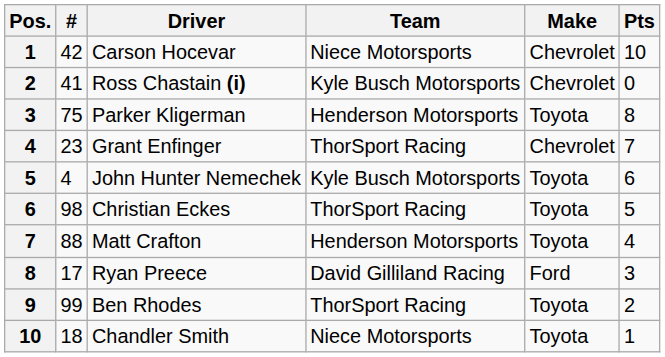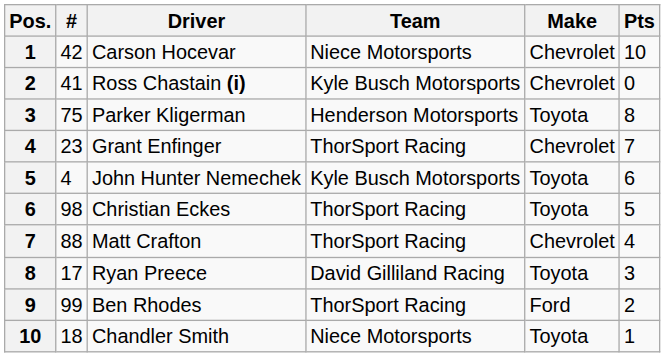(414, 241) Henderson Motorsports -> (388, 241) ThorSport Racing
(559, 241) Toyota -> (572, 241) Chevrolet
(550, 273) Ford -> (559, 273) Toyota
(559, 304) Toyota -> (550, 304) Ford
